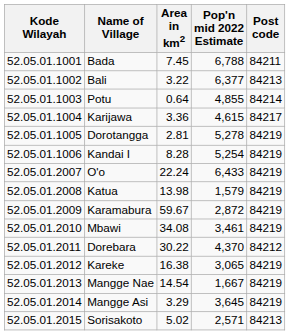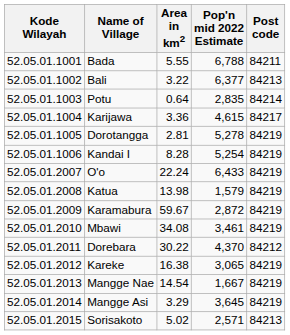(177, 61) 7.45 -> (177, 61) 5.55
(229, 98) 4,855 -> (229, 98) 2,835
